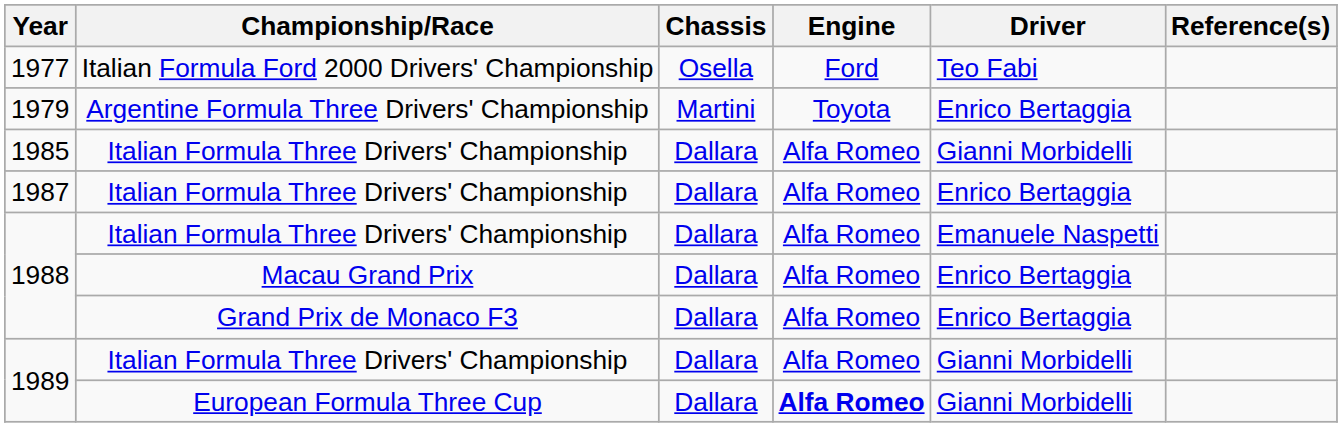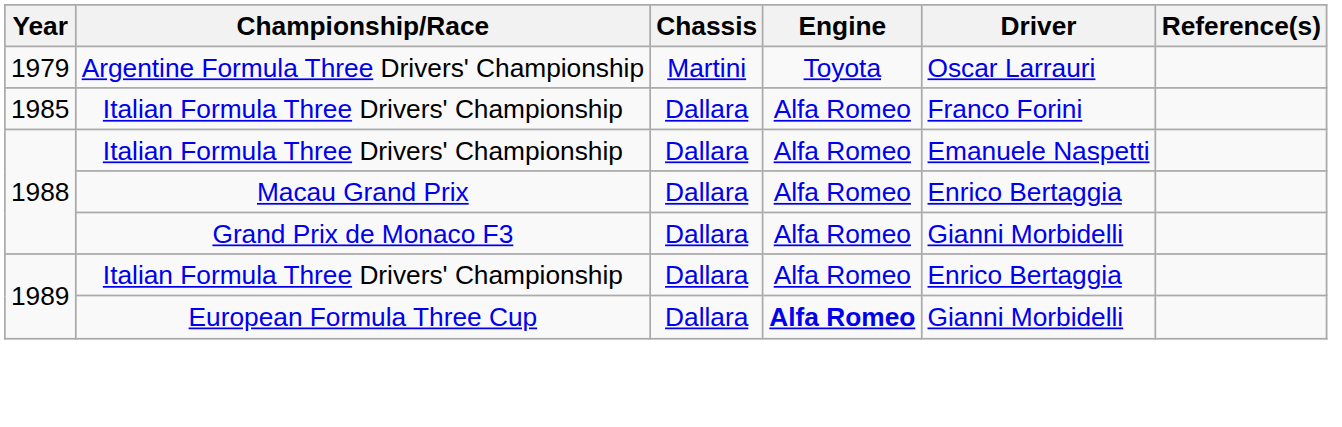- row: (40, 67)
(1034, 109) Enrico Bertaggia -> (1011, 67) Oscar Larrauri
(1035, 151) Gianni Morbidelli -> (1005, 109) Franco Forini
- row: (40, 192)
(1034, 317) Enrico Bertaggia -> (1025, 234) Gianni Morbidelli
(1035, 359) Gianni Morbidelli -> (1025, 276) Enrico Bertaggia
